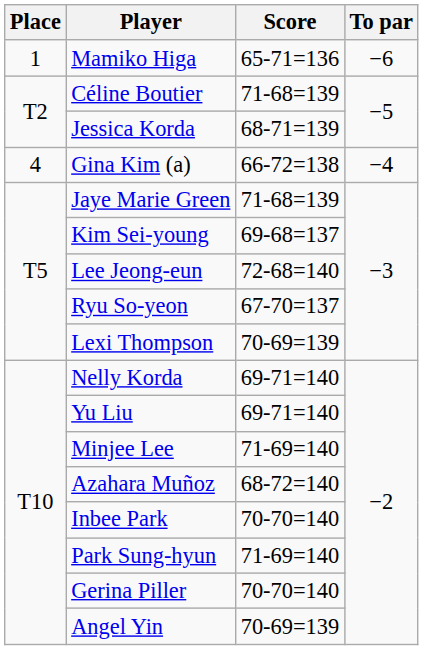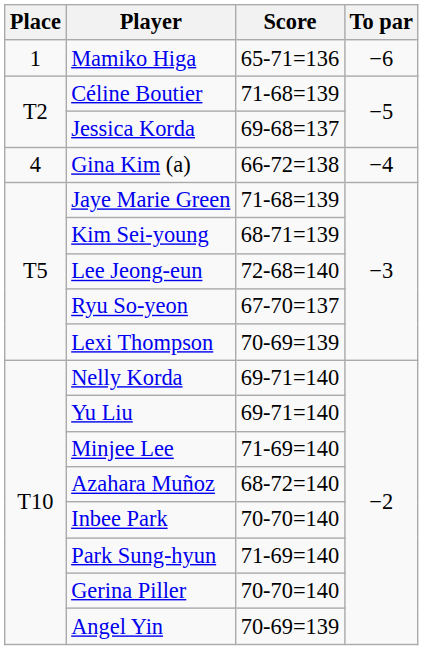(290, 128) 68-71=139 -> (290, 128) 69-68=137
(290, 235) 69-68=137 -> (290, 235) 68-71=139
